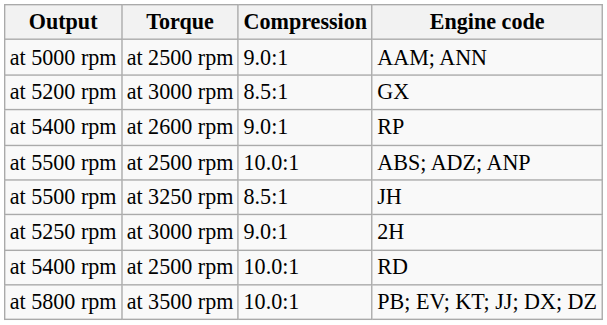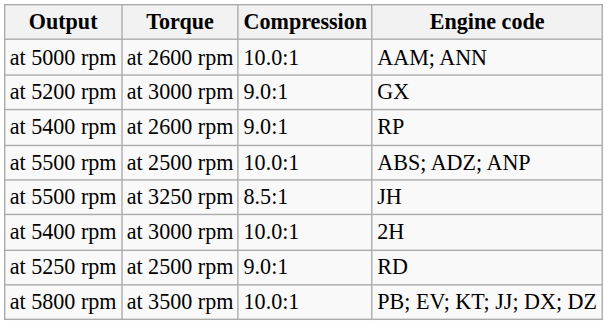(180, 57) at 2500 rpm -> (180, 57) at 2600 rpm
(266, 57) 9.0:1 -> (271, 57) 10.0:1
(266, 92) 8.5:1 -> (266, 92) 9.0:1
(63, 232) at 5250 rpm -> (63, 232) at 5400 rpm
(266, 232) 9.0:1 -> (271, 232) 10.0:1
(63, 267) at 5400 rpm -> (63, 267) at 5250 rpm
(271, 267) 10.0:1 -> (266, 267) 9.0:1
